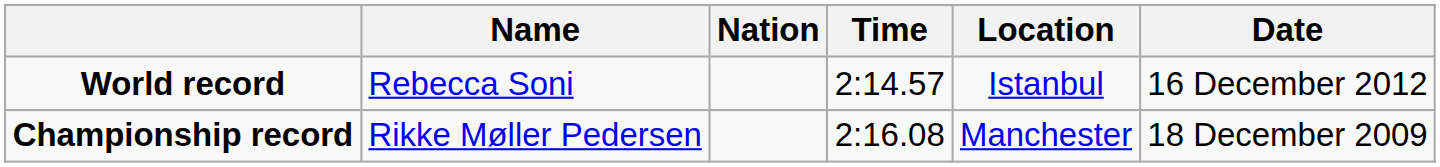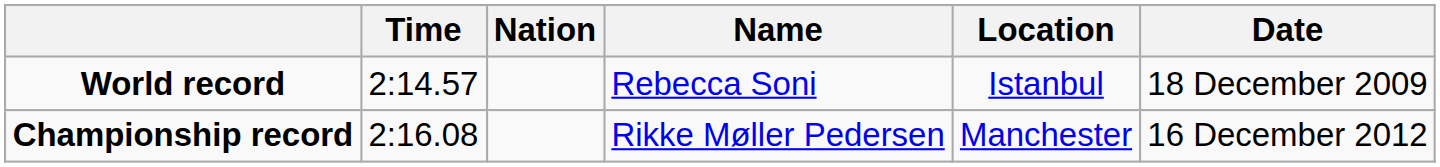columns swapped: (535, 30) <-> (890, 30)
(1288, 82) 16 December 2012 -> (1288, 82) 18 December 2009
(1288, 135) 18 December 2009 -> (1288, 135) 16 December 2012
